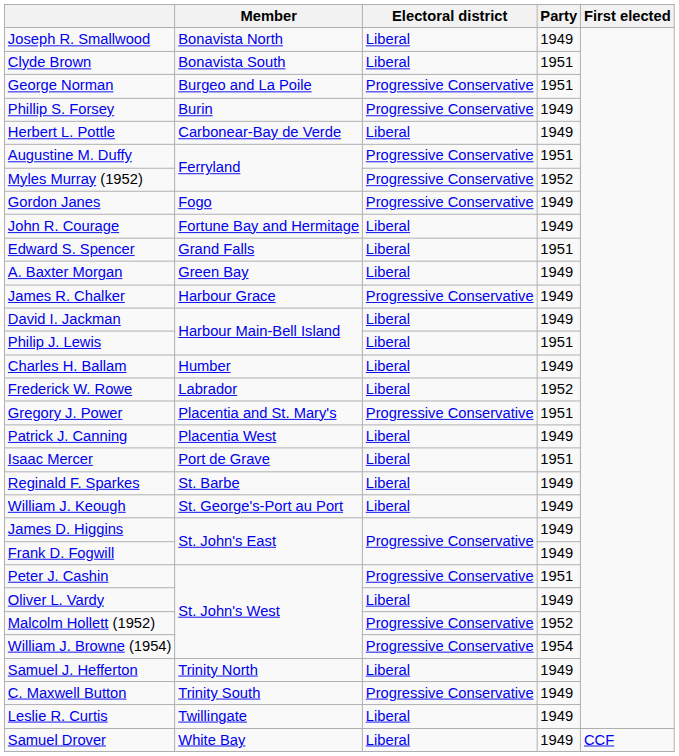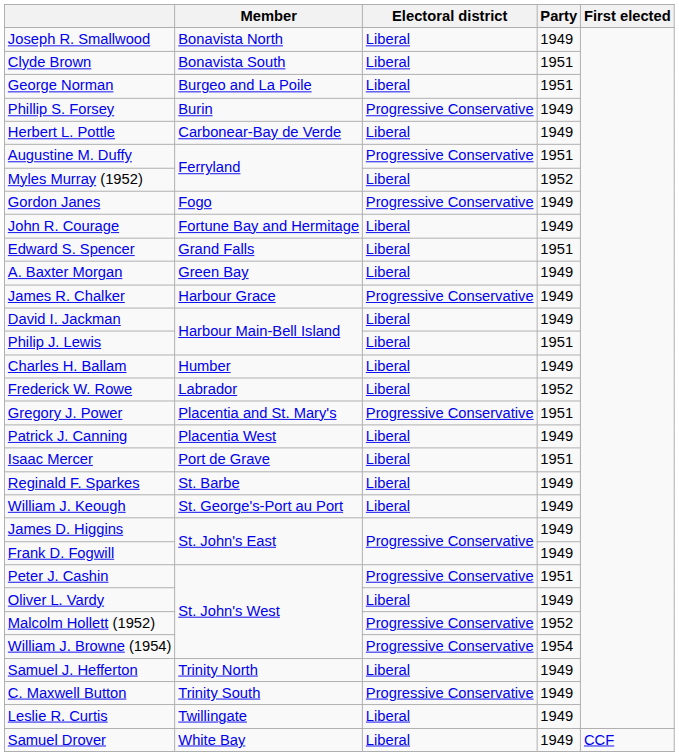(450, 86) Progressive Conservative -> (388, 86) Liberal
(450, 179) Progressive Conservative -> (388, 179) Liberal
